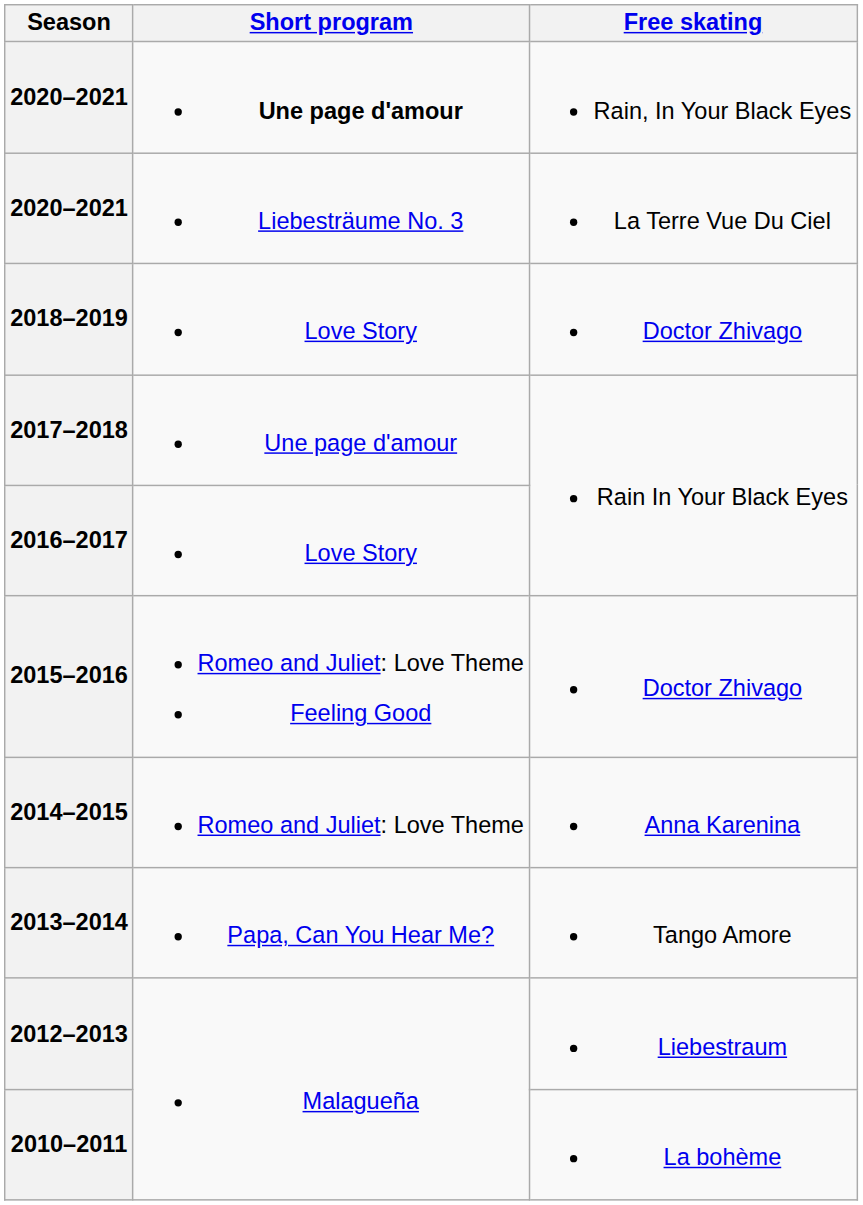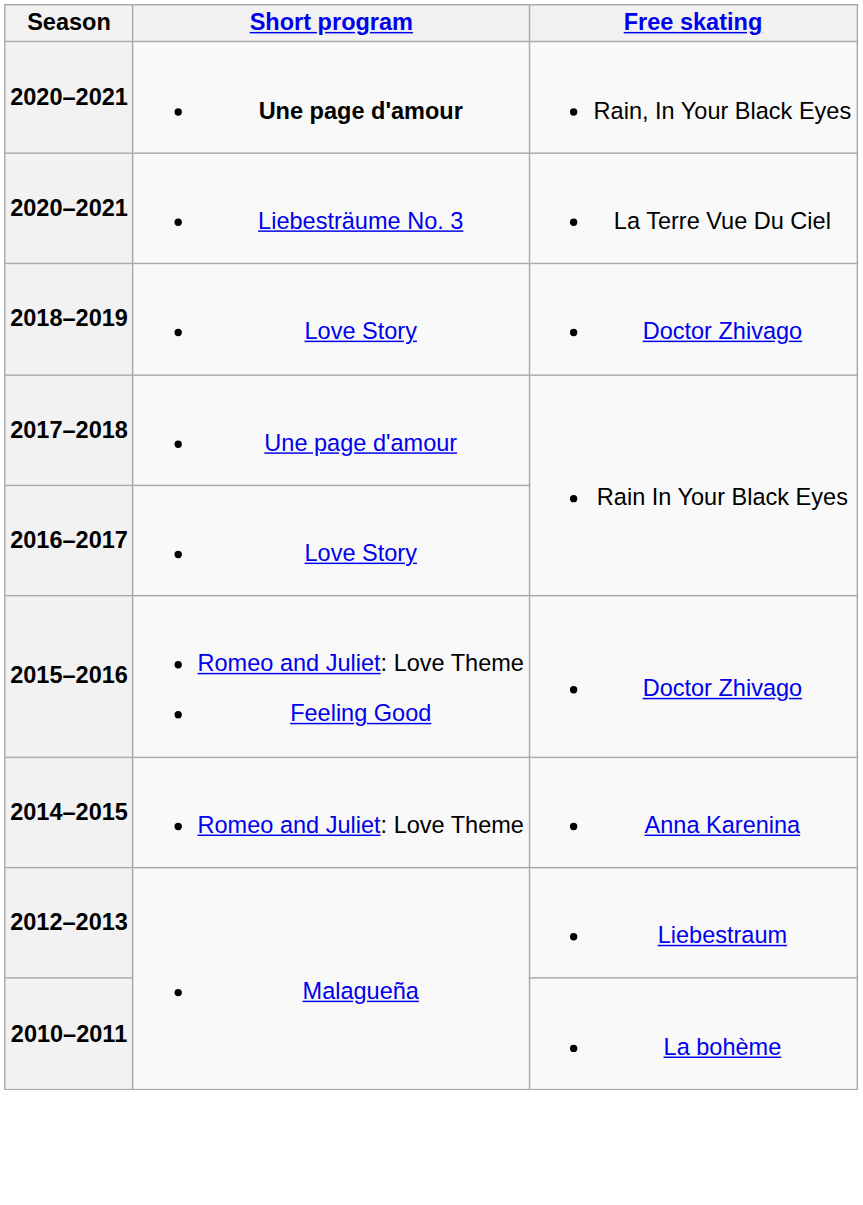- row: (69, 922)
